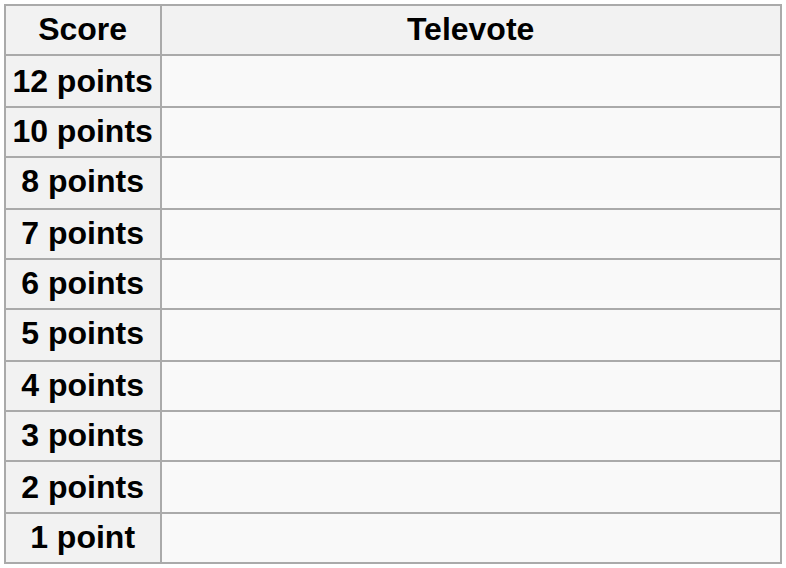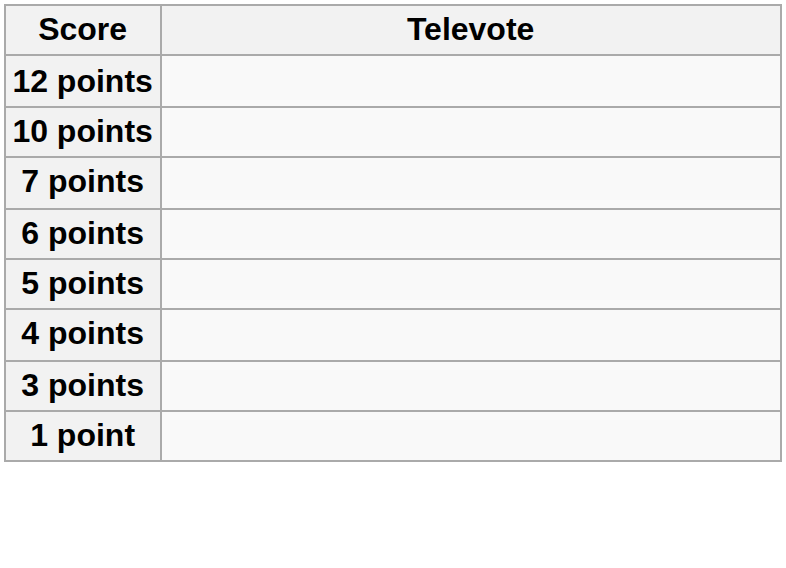- row: (83, 182)
- row: (83, 486)
